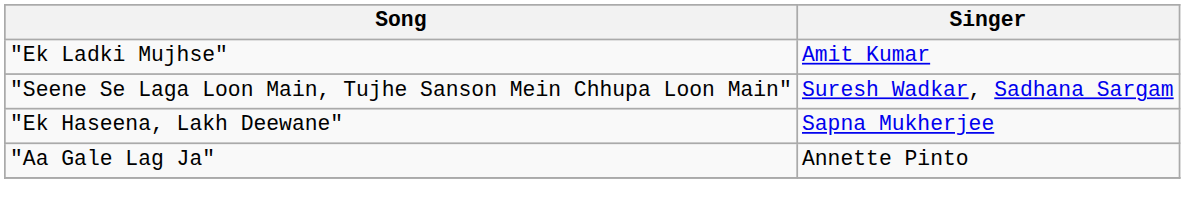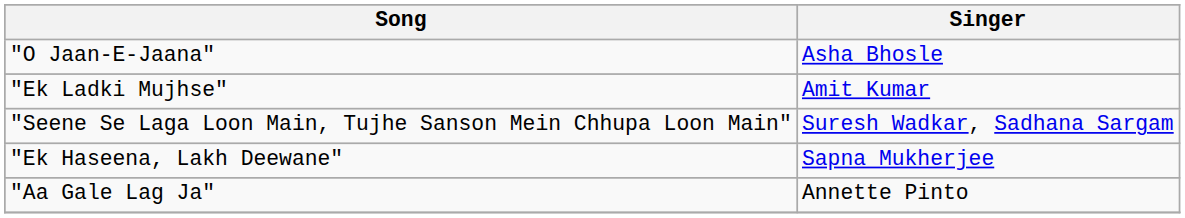+ row: (113, 57)
